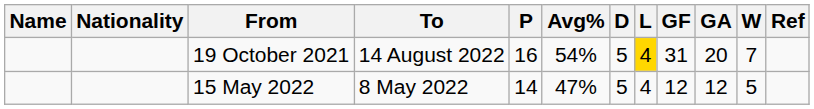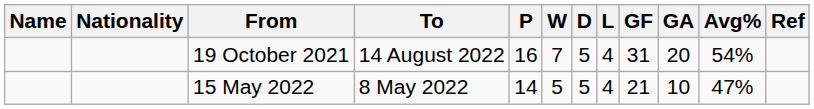columns swapped: (751, 21) <-> (576, 21)
(646, 54) gold background -> (608, 54) no background
(676, 87) 12 -> (638, 87) 21
(716, 87) 12 -> (678, 87) 10
